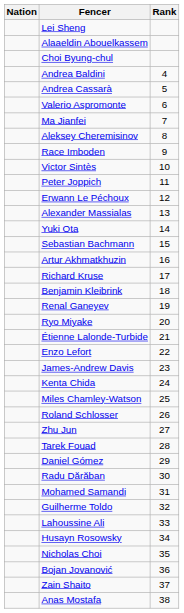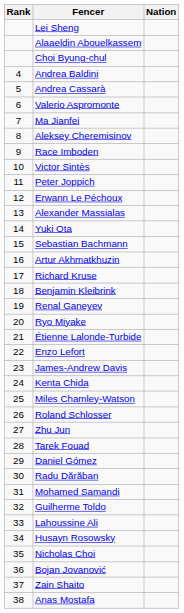columns swapped: (164, 12) <-> (22, 12)
